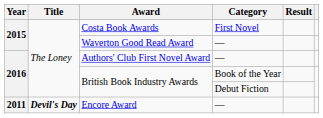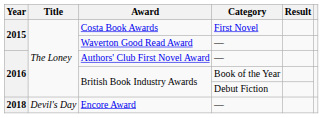(16, 105) 2011 -> (16, 105) 2018
(54, 105) bold -> (53, 105) normal
